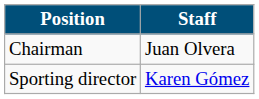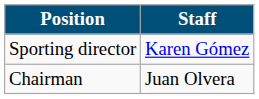rows swapped: (46, 49) <-> (73, 78)
